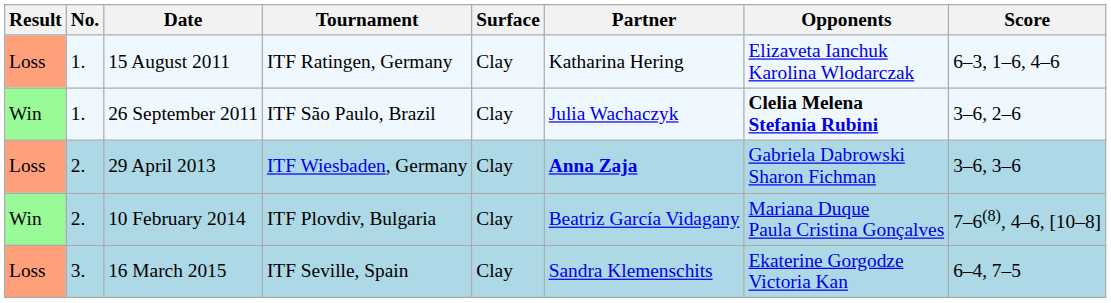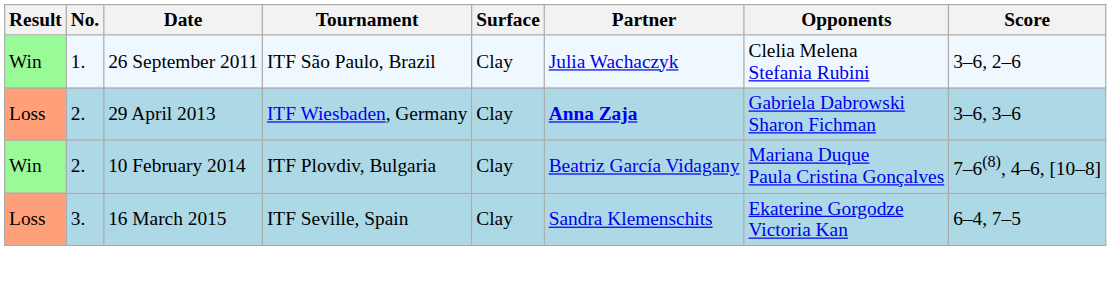- row: (169, 61)
(813, 113) bold -> (809, 61) normal
